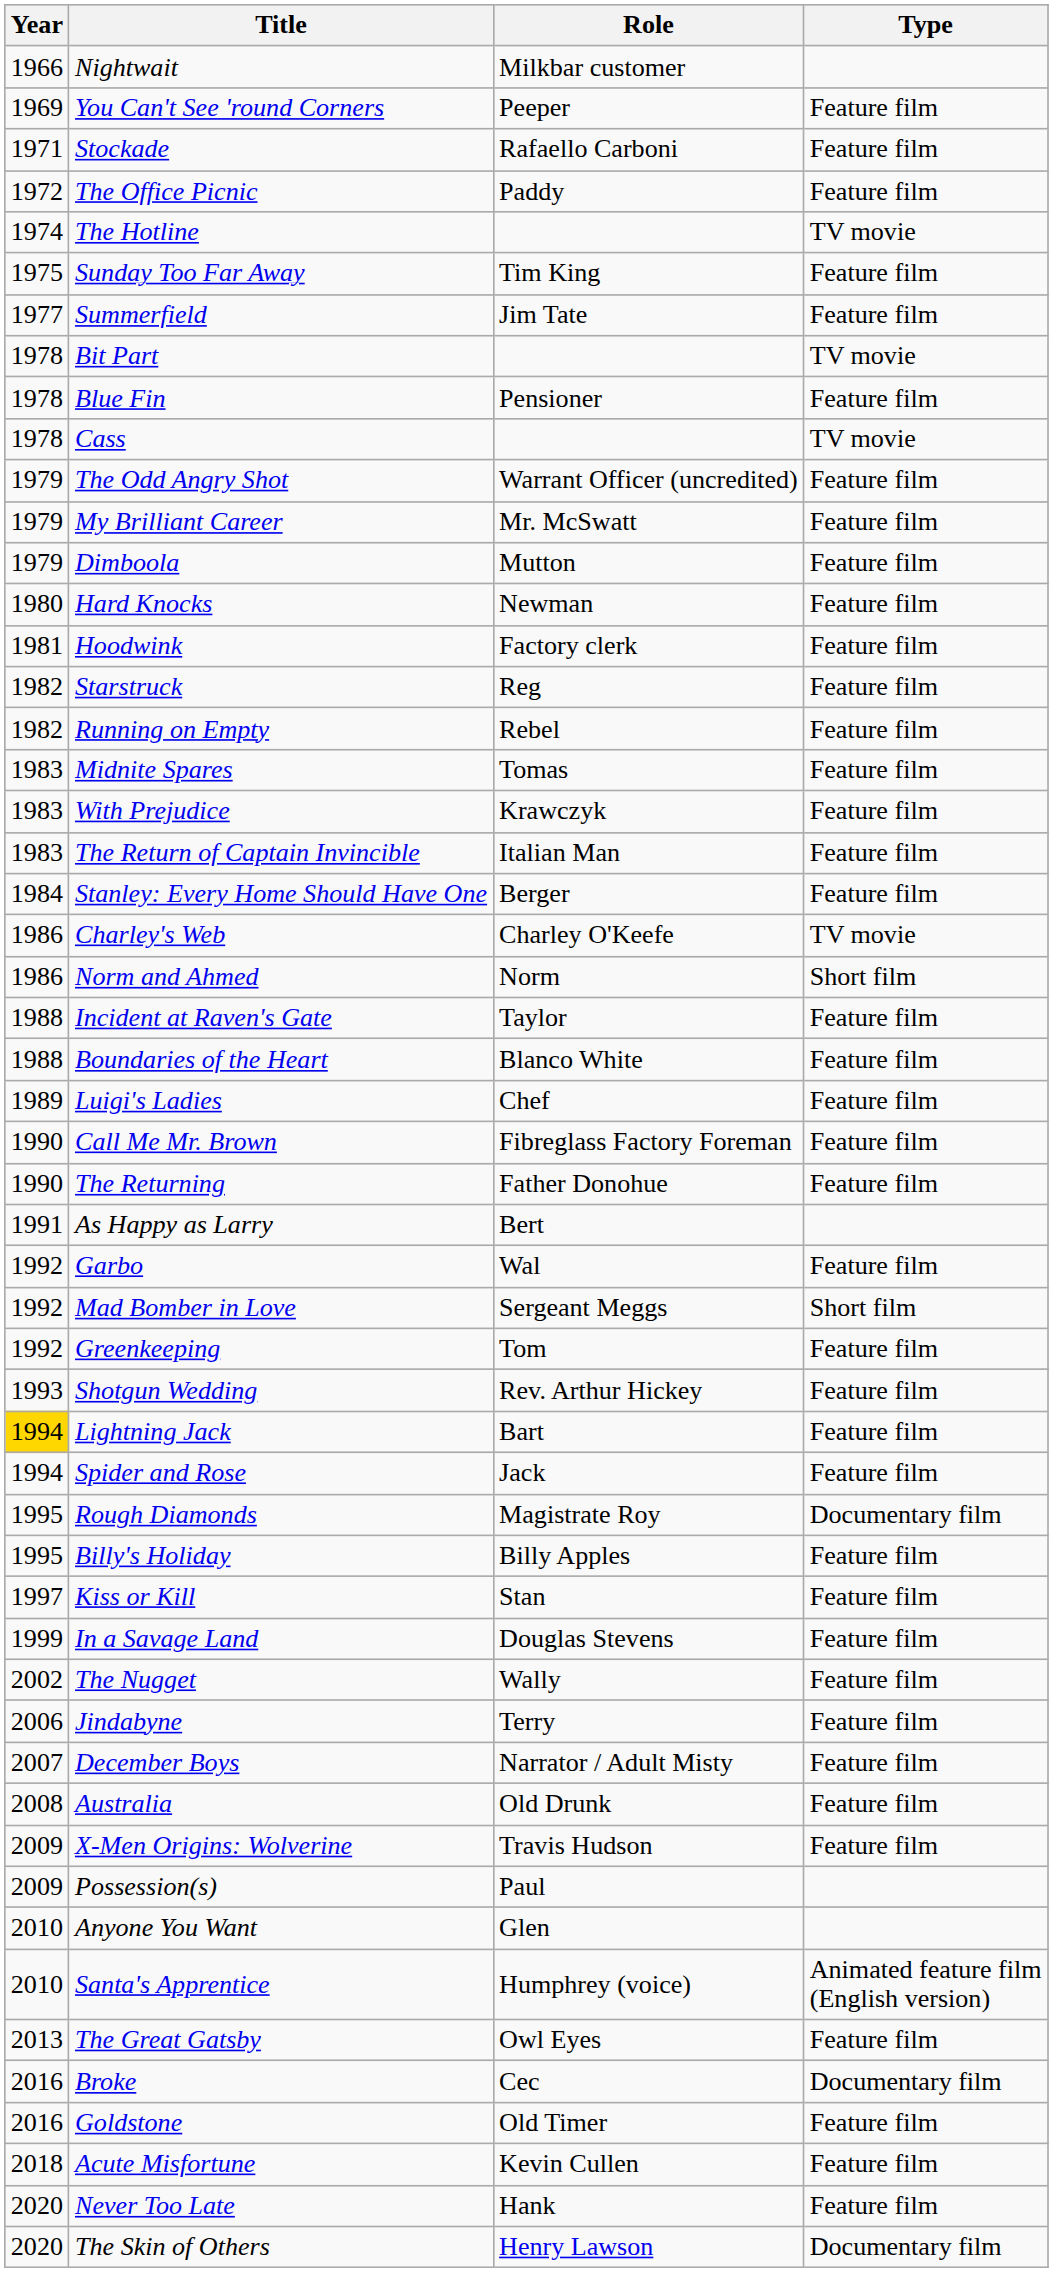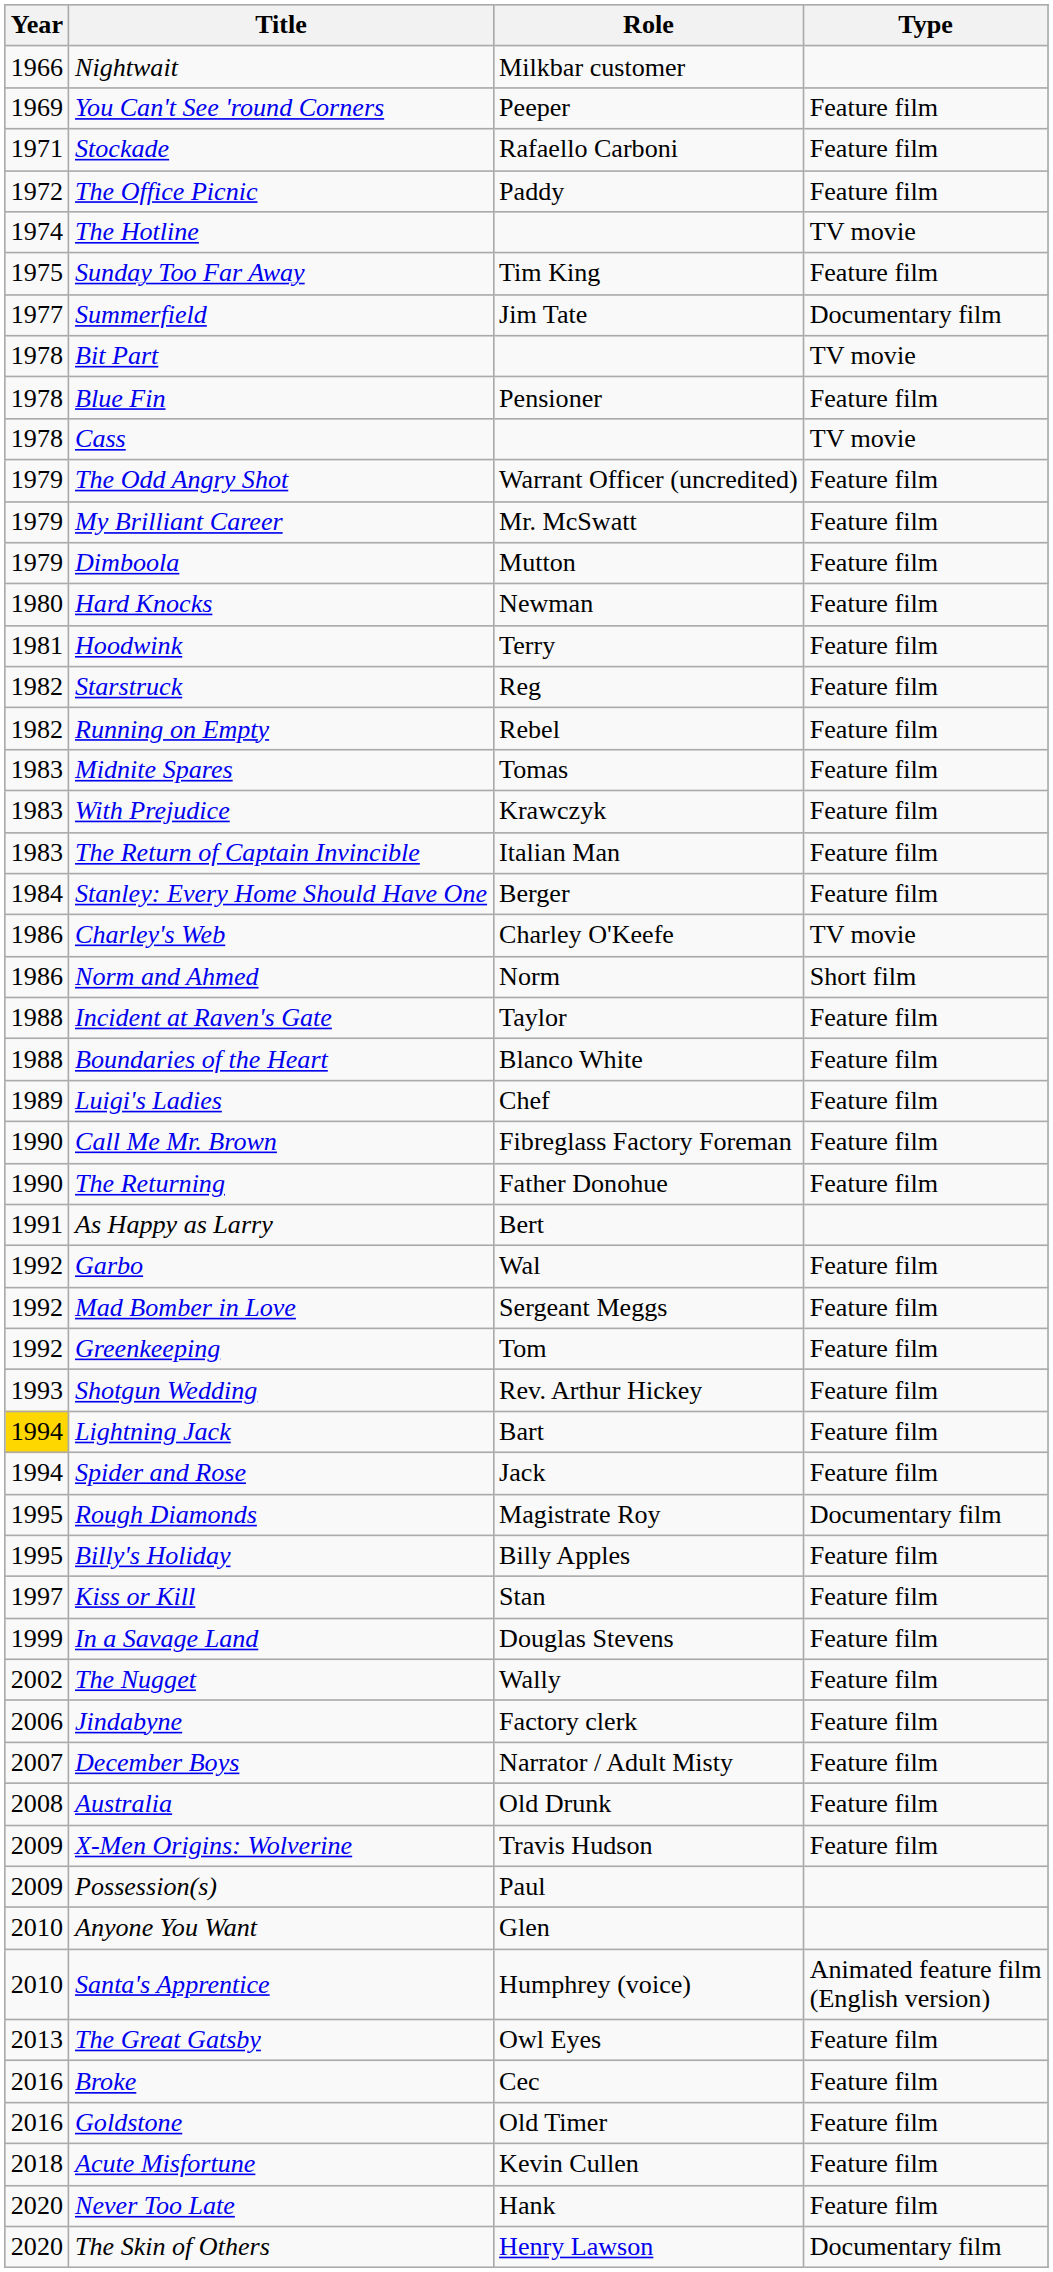(874, 314) Feature film -> (906, 314) Documentary film
(568, 645) Factory clerk -> (527, 645) Terry
(863, 1307) Short film -> (874, 1307) Feature film
(527, 1720) Terry -> (568, 1720) Factory clerk
(906, 2081) Documentary film -> (874, 2081) Feature film
